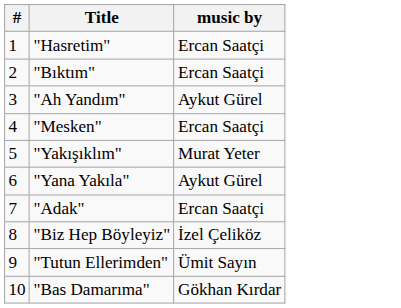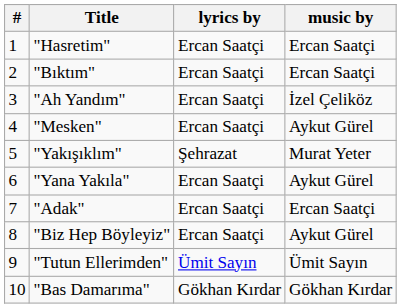+ column: (230, 18)
(220, 99) Aykut Gürel -> (331, 99) İzel Çeliköz
(221, 126) Ercan Saatçi -> (331, 126) Aykut Gürel
(220, 235) İzel Çeliköz -> (331, 235) Aykut Gürel
